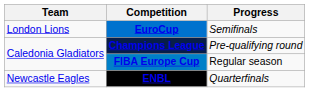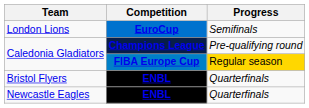(246, 62) no background -> (246, 62) gold background
+ row: (37, 78)
